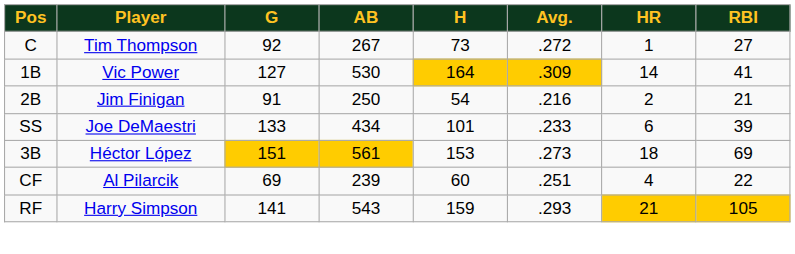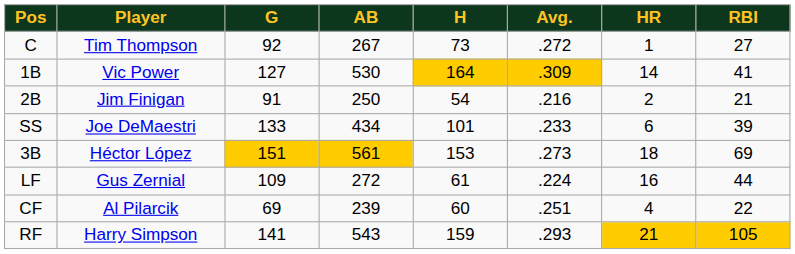+ row: (31, 180)
